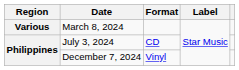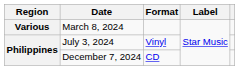(152, 42) CD -> (156, 42) Vinyl
(156, 57) Vinyl -> (152, 57) CD
